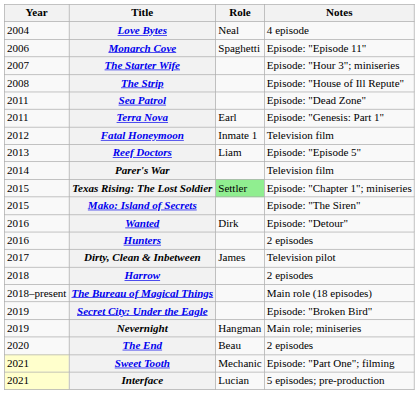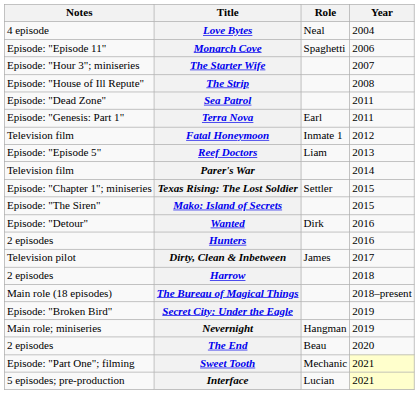columns swapped: (37, 13) <-> (339, 13)
(233, 188) lightgreen background -> (318, 188) no background
